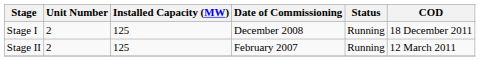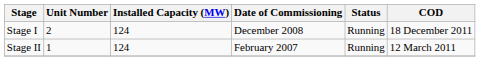(121, 30) 125 -> (121, 30) 124
(49, 47) 2 -> (49, 47) 1
(121, 47) 125 -> (121, 47) 124
